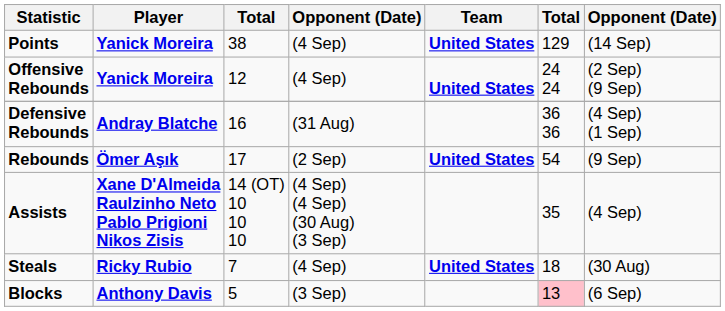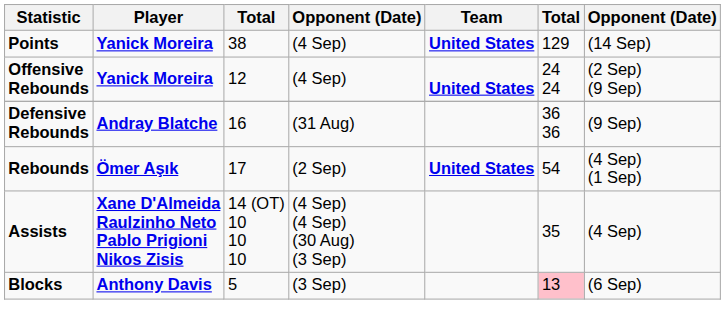(615, 123) (4 Sep) (1 Sep) -> (615, 123) (9 Sep)
(615, 159) (9 Sep) -> (615, 168) (4 Sep) (1 Sep)
- row: (33, 267)
